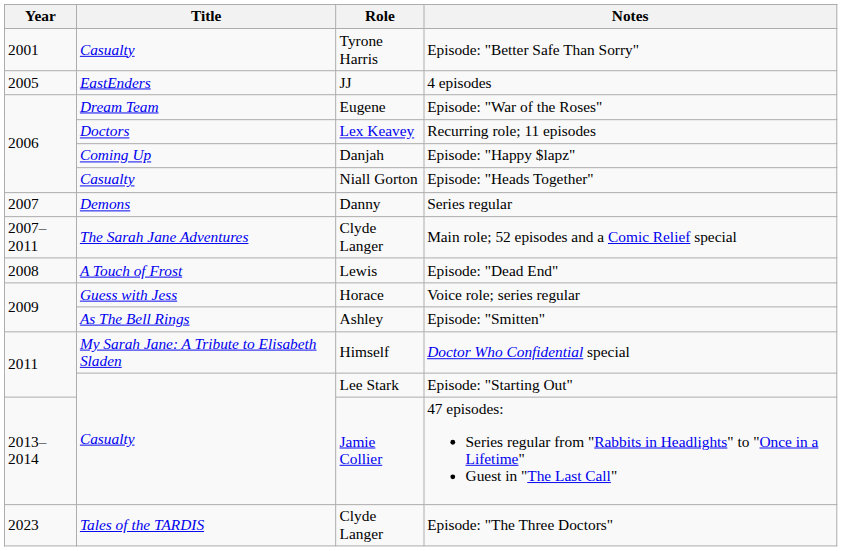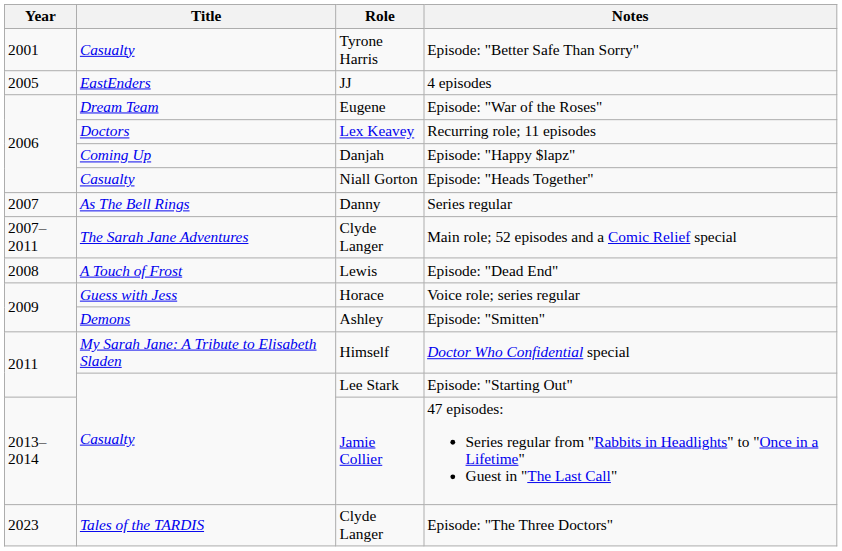(105, 204) Demons -> (135, 204) As The Bell Rings
(135, 319) As The Bell Rings -> (105, 319) Demons
